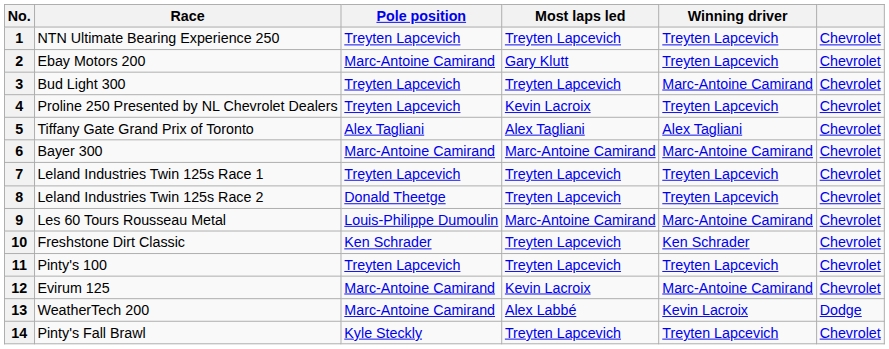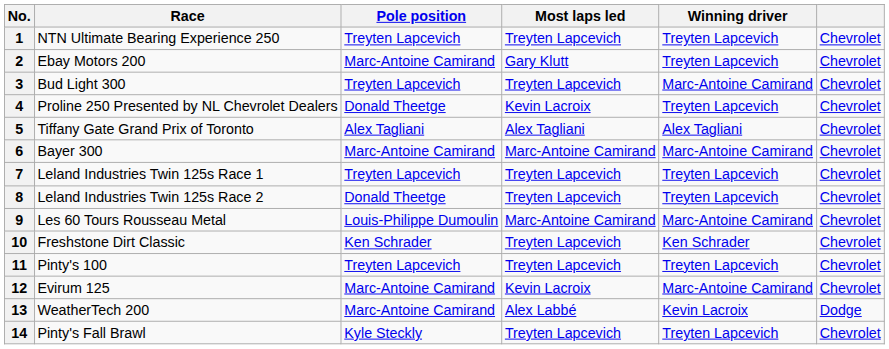(402, 106) Treyten Lapcevich -> (395, 106) Donald Theetge
